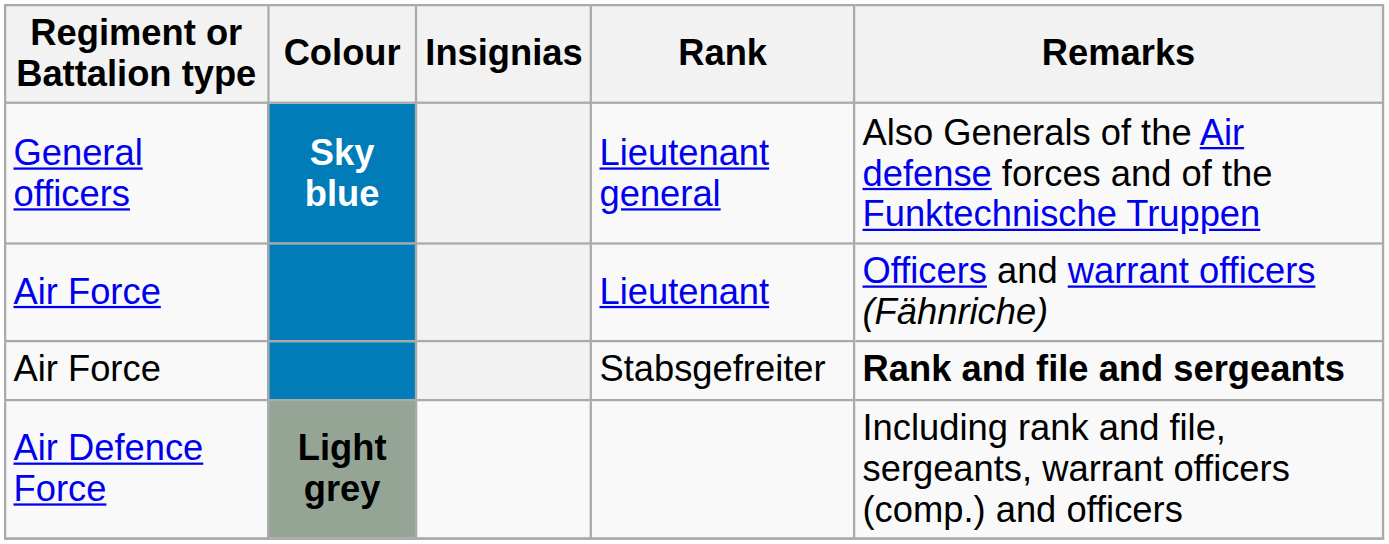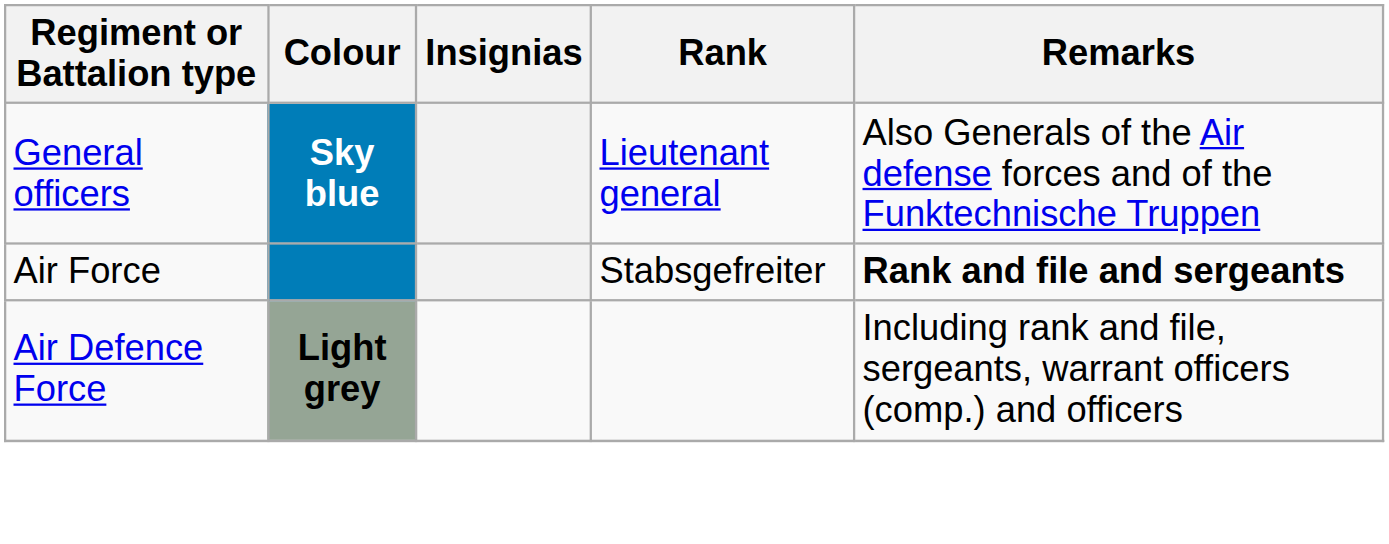- row: (87, 291)
